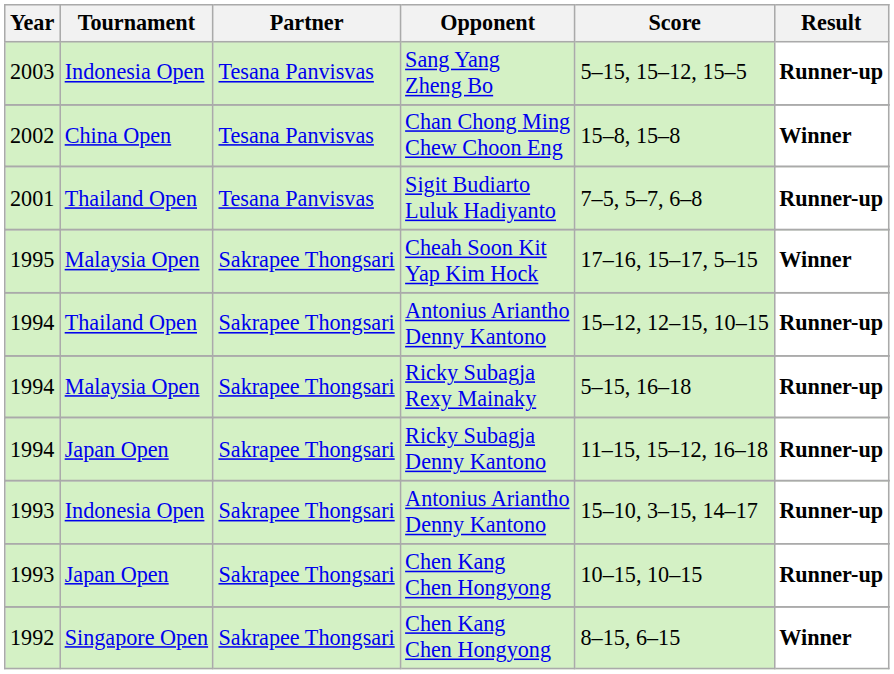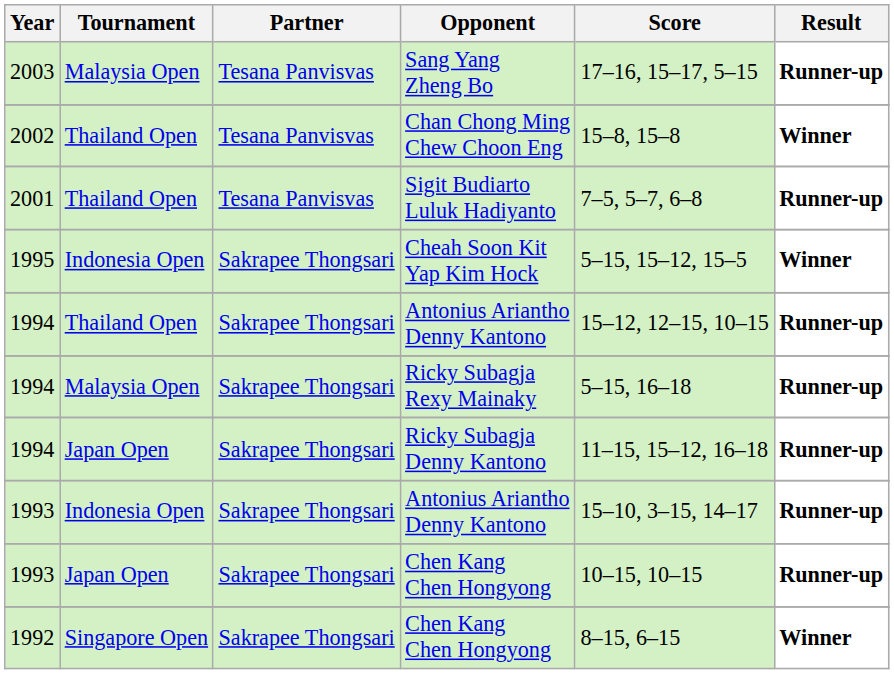(135, 72) Indonesia Open -> (132, 72) Malaysia Open
(664, 72) 5–15, 15–12, 15–5 -> (669, 72) 17–16, 15–17, 5–15
(118, 135) China Open -> (131, 135) Thailand Open
(132, 261) Malaysia Open -> (135, 261) Indonesia Open
(669, 261) 17–16, 15–17, 5–15 -> (664, 261) 5–15, 15–12, 15–5
